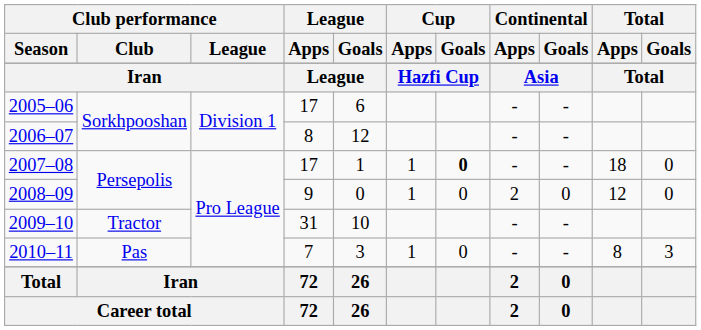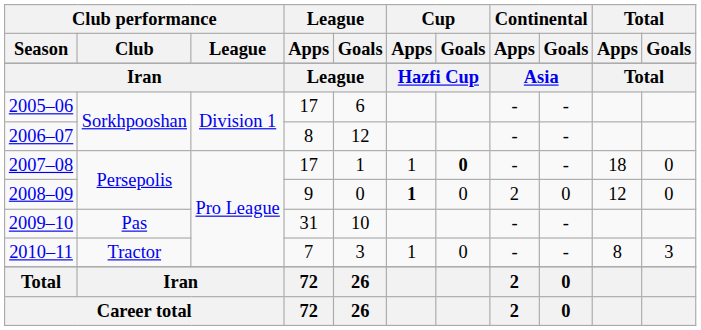(412, 194) normal -> (412, 194) bold
(134, 223) Tractor -> (134, 223) Pas
(134, 252) Pas -> (134, 252) Tractor
